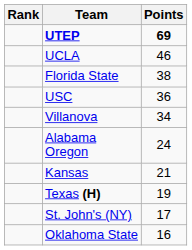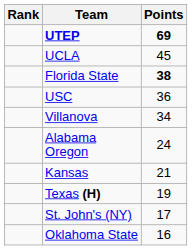(164, 55) 46 -> (164, 55) 45
(164, 76) normal -> (164, 76) bold
